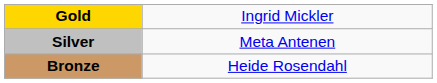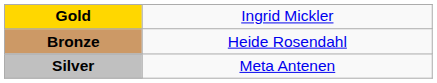rows swapped: (73, 41) <-> (73, 66)
